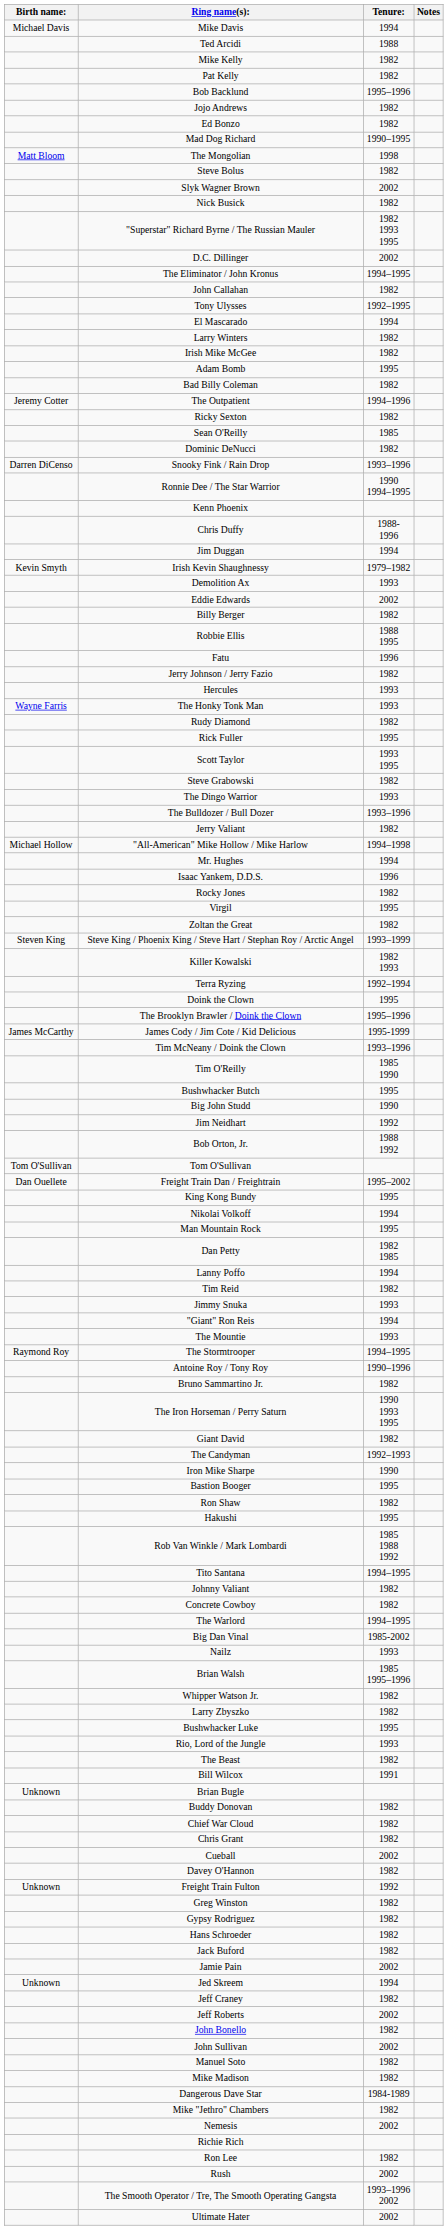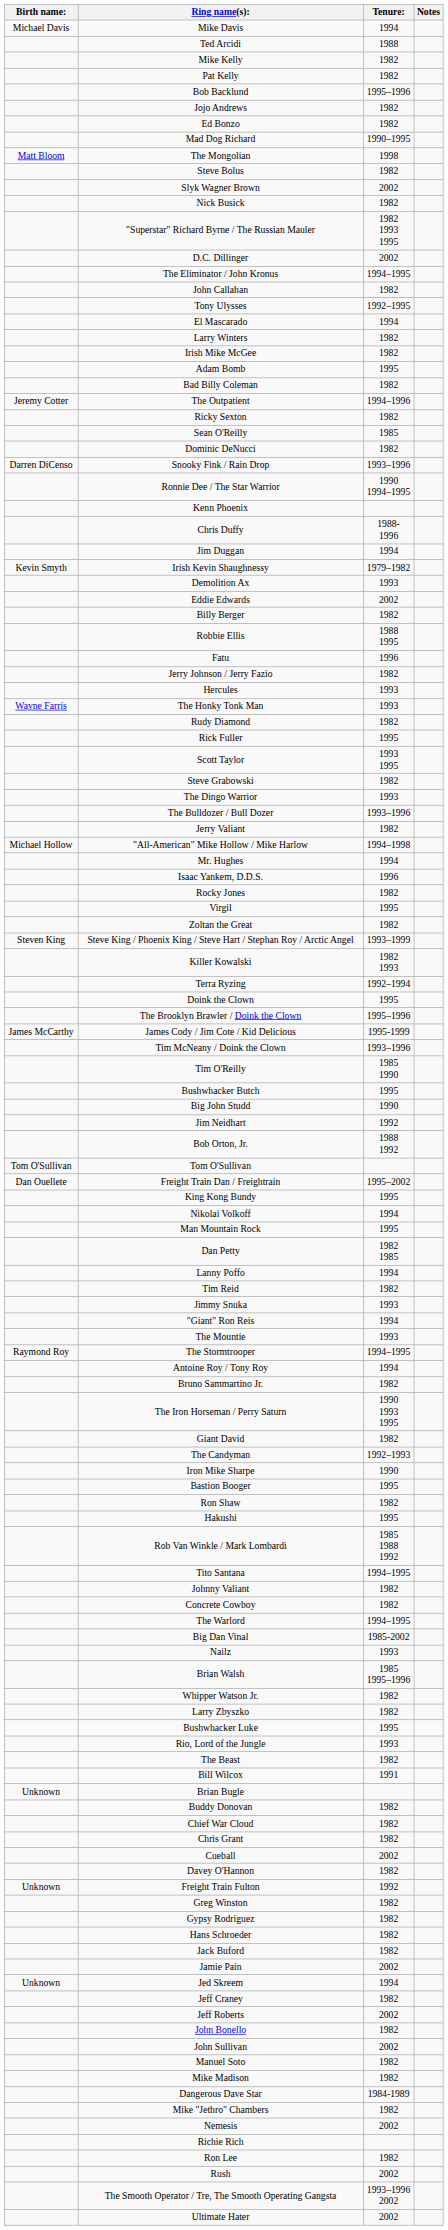(389, 1368) 1990–1996 -> (389, 1368) 1994
